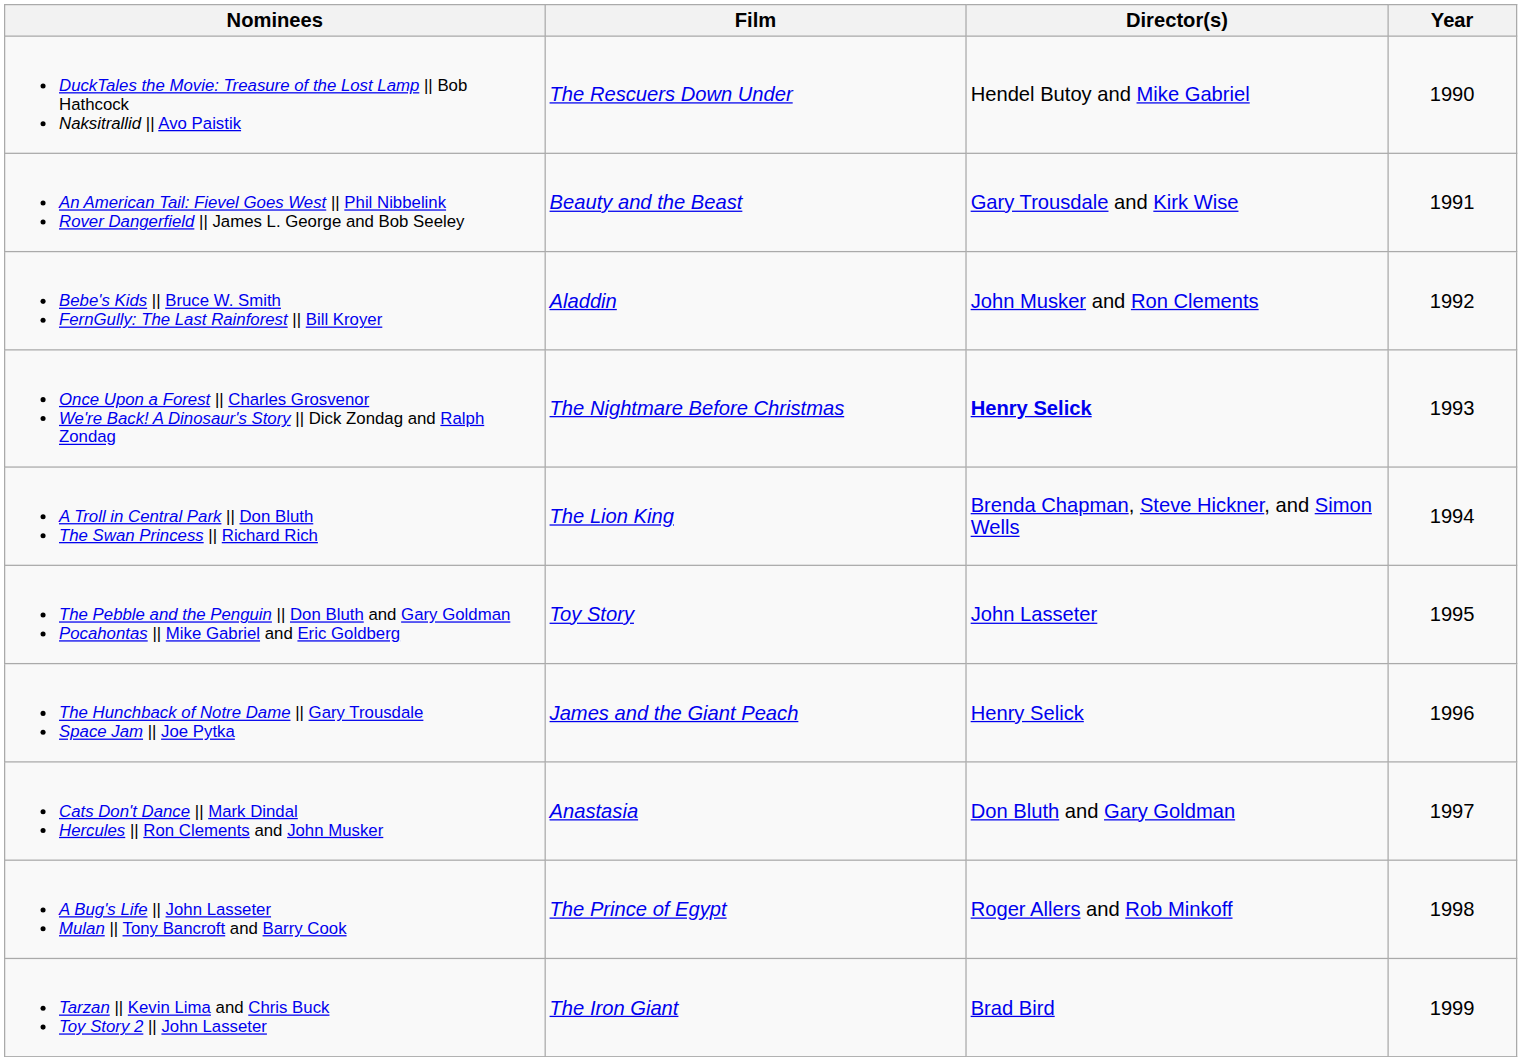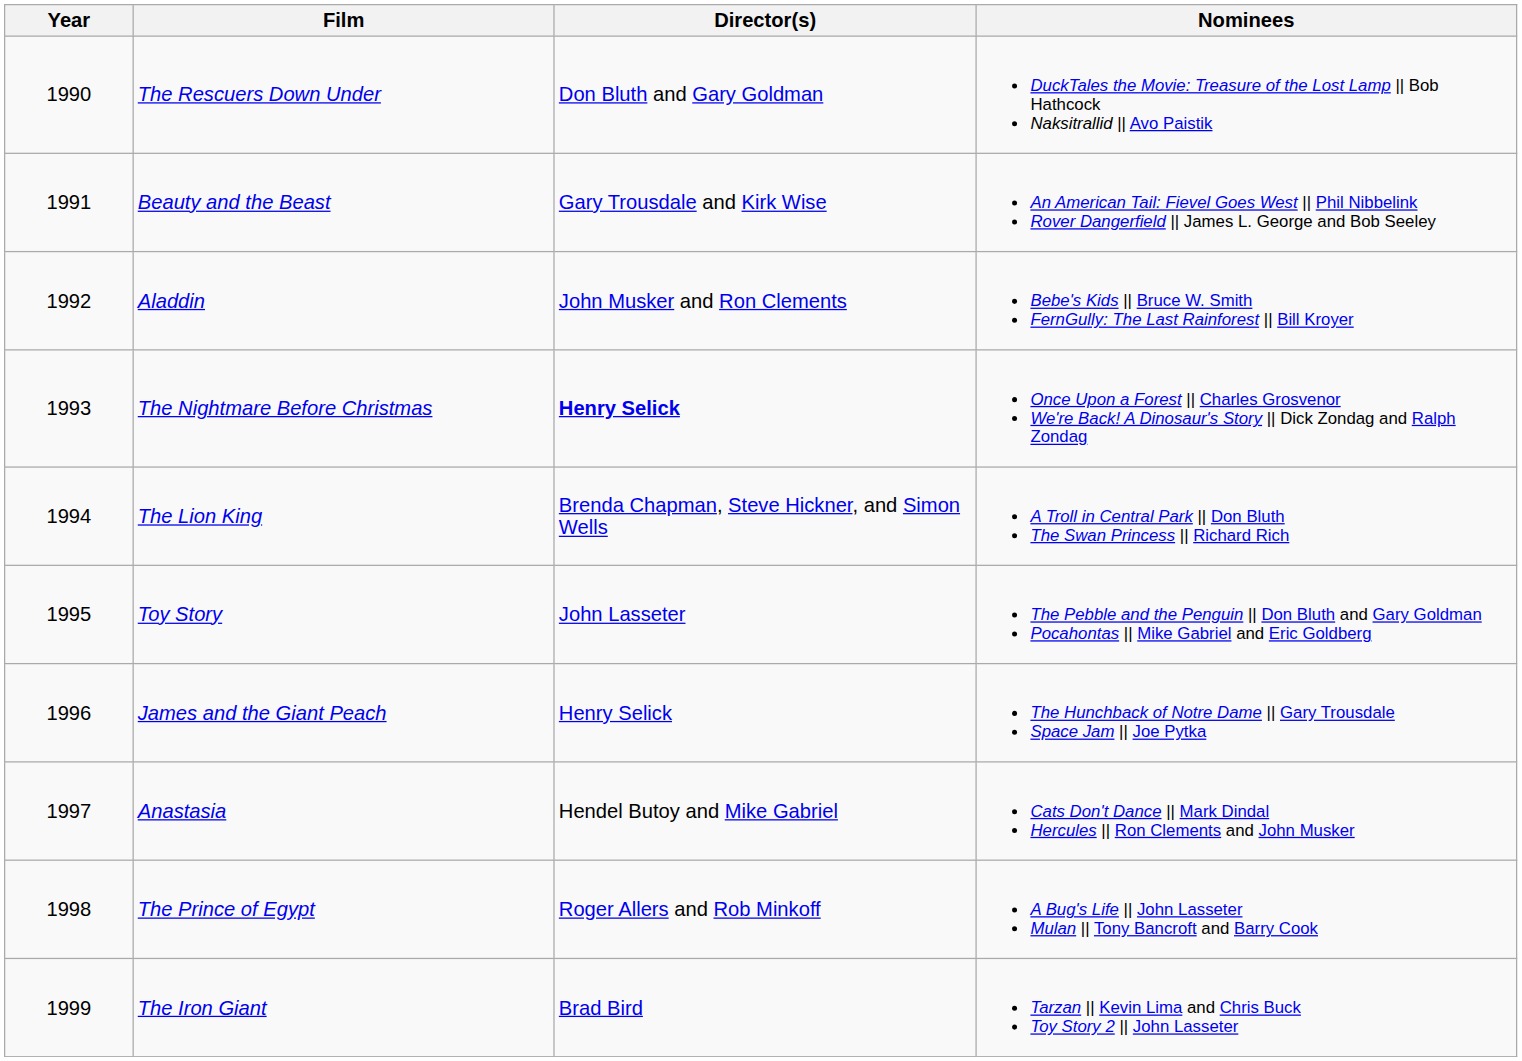columns swapped: (1452, 20) <-> (275, 20)
(1110, 95) Hendel Butoy and Mike Gabriel -> (691, 95) Don Bluth and Gary Goldman
(1103, 811) Don Bluth and Gary Goldman -> (698, 811) Hendel Butoy and Mike Gabriel
